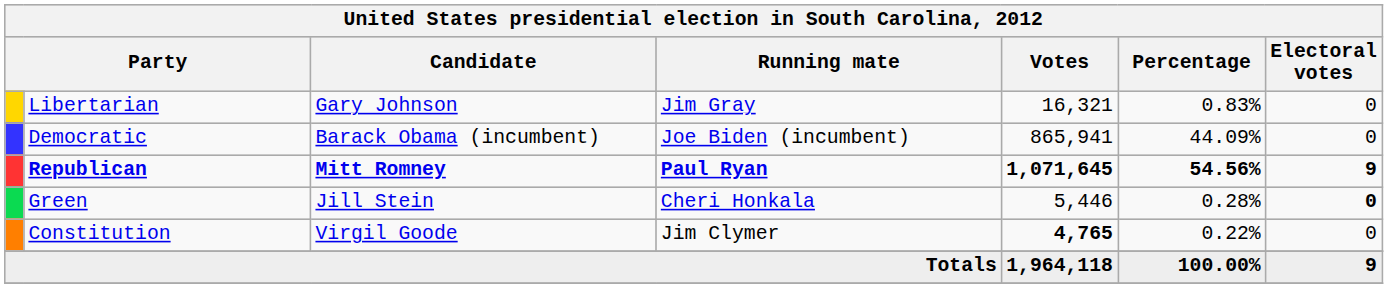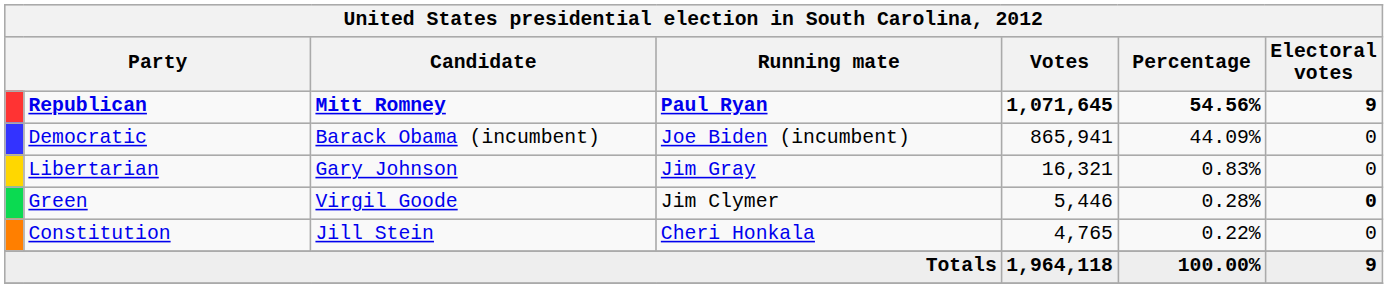rows swapped: (88, 171) <-> (94, 107)
(375, 203) Jill Stein -> (387, 203) Virgil Goode
(738, 203) Cheri Honkala -> (720, 203) Jim Clymer
(387, 235) Virgil Goode -> (375, 235) Jill Stein
(720, 235) Jim Clymer -> (738, 235) Cheri Honkala
(1083, 235) bold -> (1083, 235) normal
